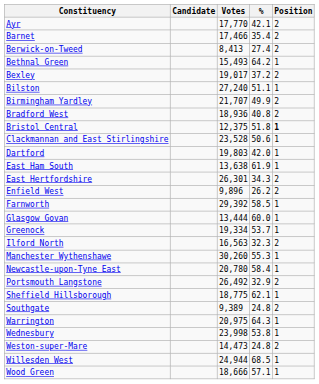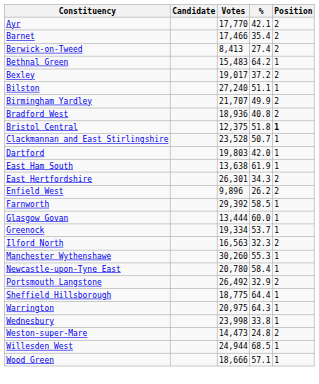(233, 62) 15,493 -> (233, 62) 15,483
(261, 140) 50.6 -> (261, 140) 50.7
(261, 295) 62.1 -> (261, 295) 64.4
- row: (28, 308)
(261, 334) 53.8 -> (261, 321) 33.8
